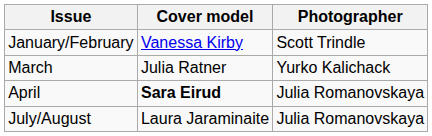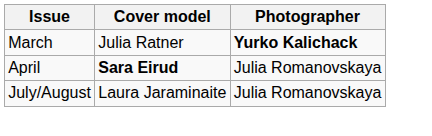- row: (71, 42)
(333, 67) normal -> (296, 42) bold
